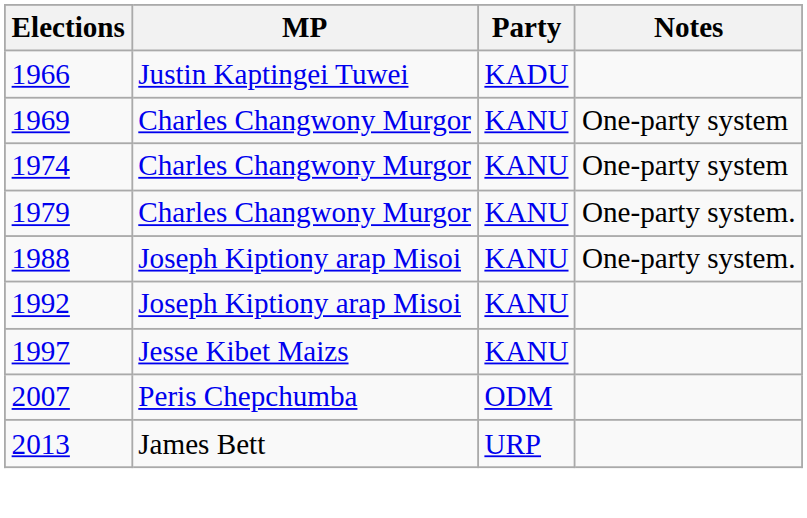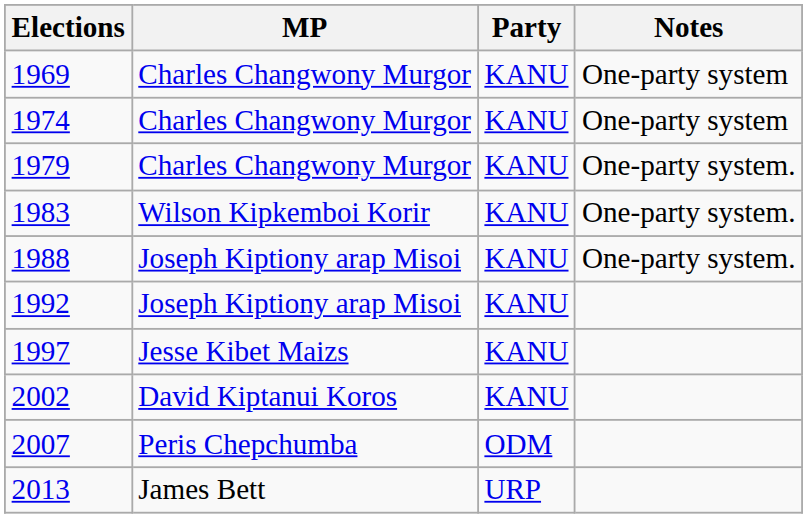- row: (41, 73)
+ row: (41, 212)
+ row: (41, 397)
